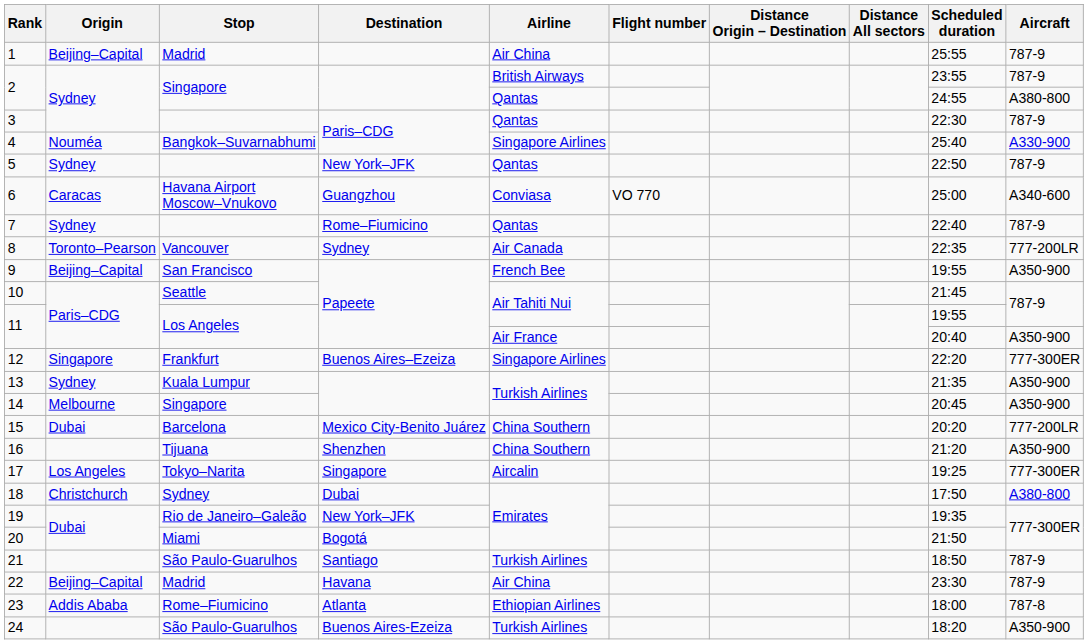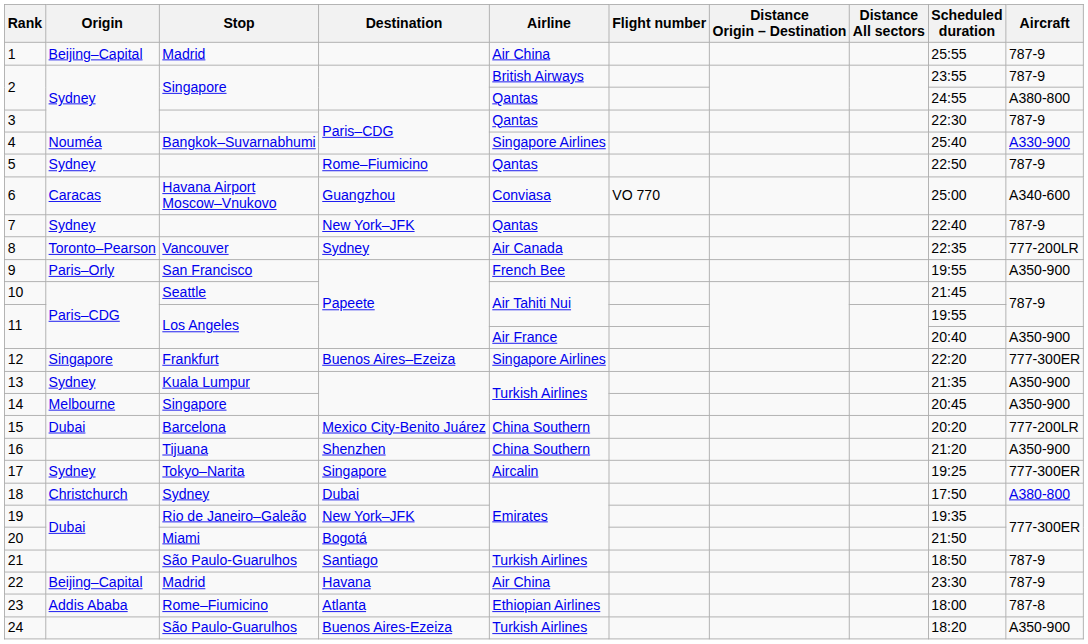(368, 165) New York–JFK -> (375, 165) Rome–Fiumicino
(375, 225) Rome–Fiumicino -> (368, 225) New York–JFK
(96, 270) Beijing–Capital -> (81, 270) Paris–Orly
(87, 471) Los Angeles -> (72, 471) Sydney
